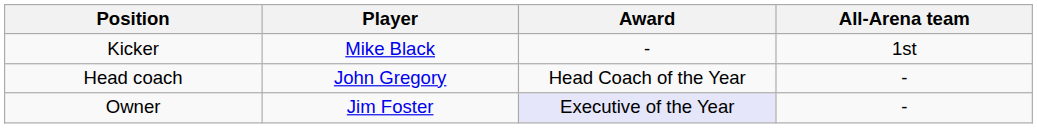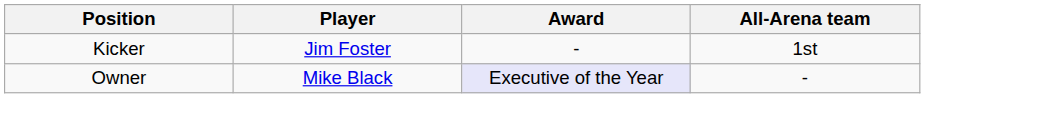(390, 48) Mike Black -> (348, 48) Jim Foster
- row: (133, 78)
(390, 107) Jim Foster -> (348, 78) Mike Black
